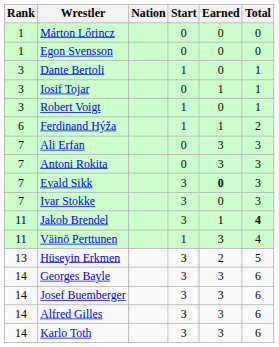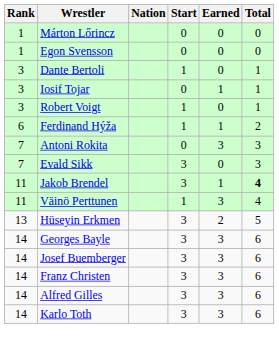- row: (62, 145)
(221, 182) bold -> (221, 164) normal
- row: (68, 201)
+ row: (75, 276)
